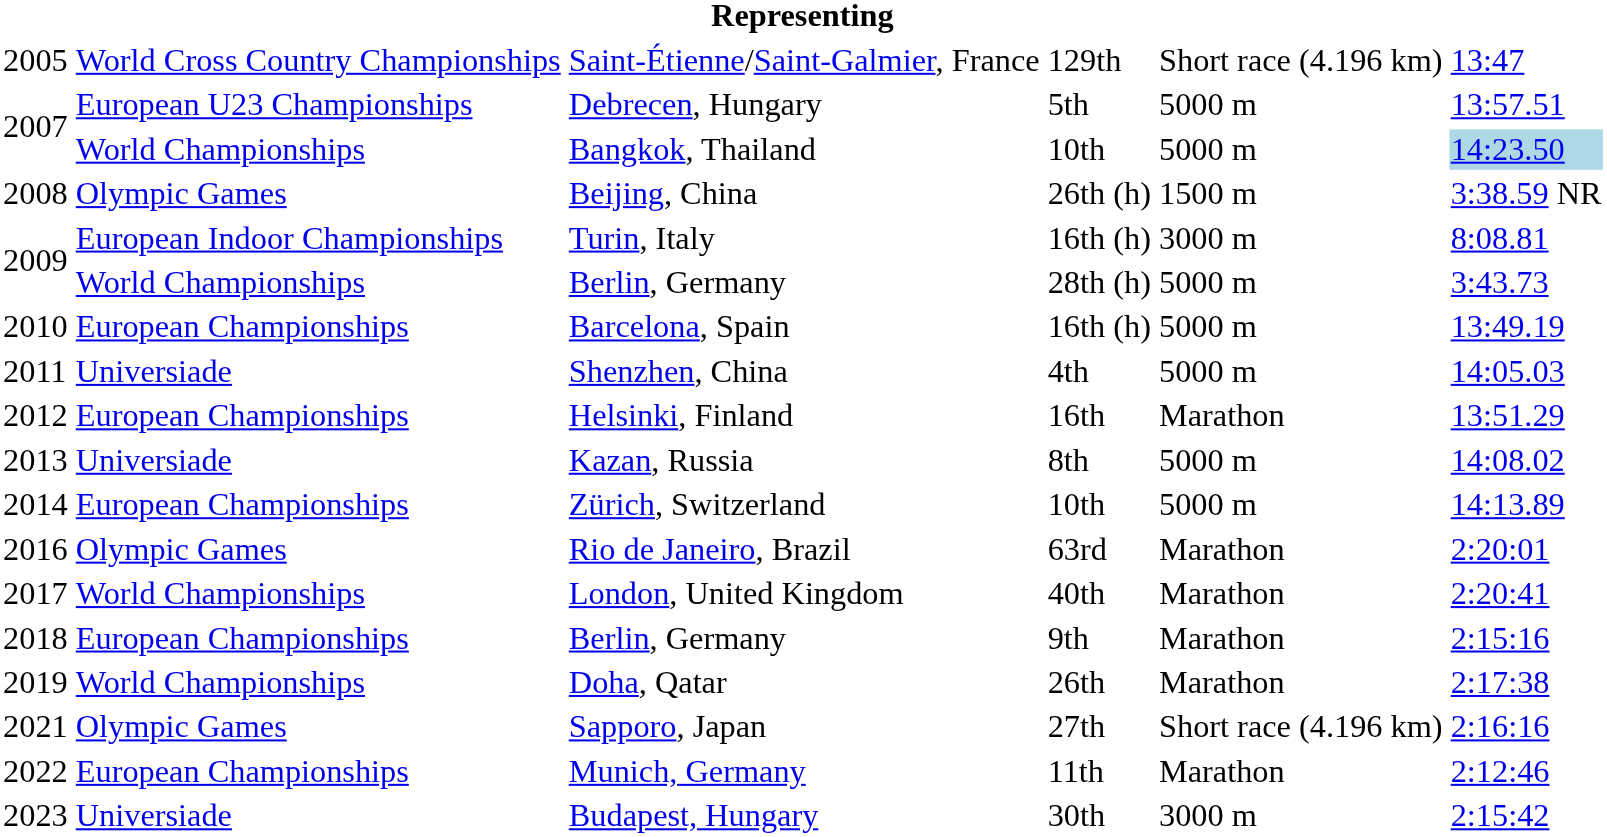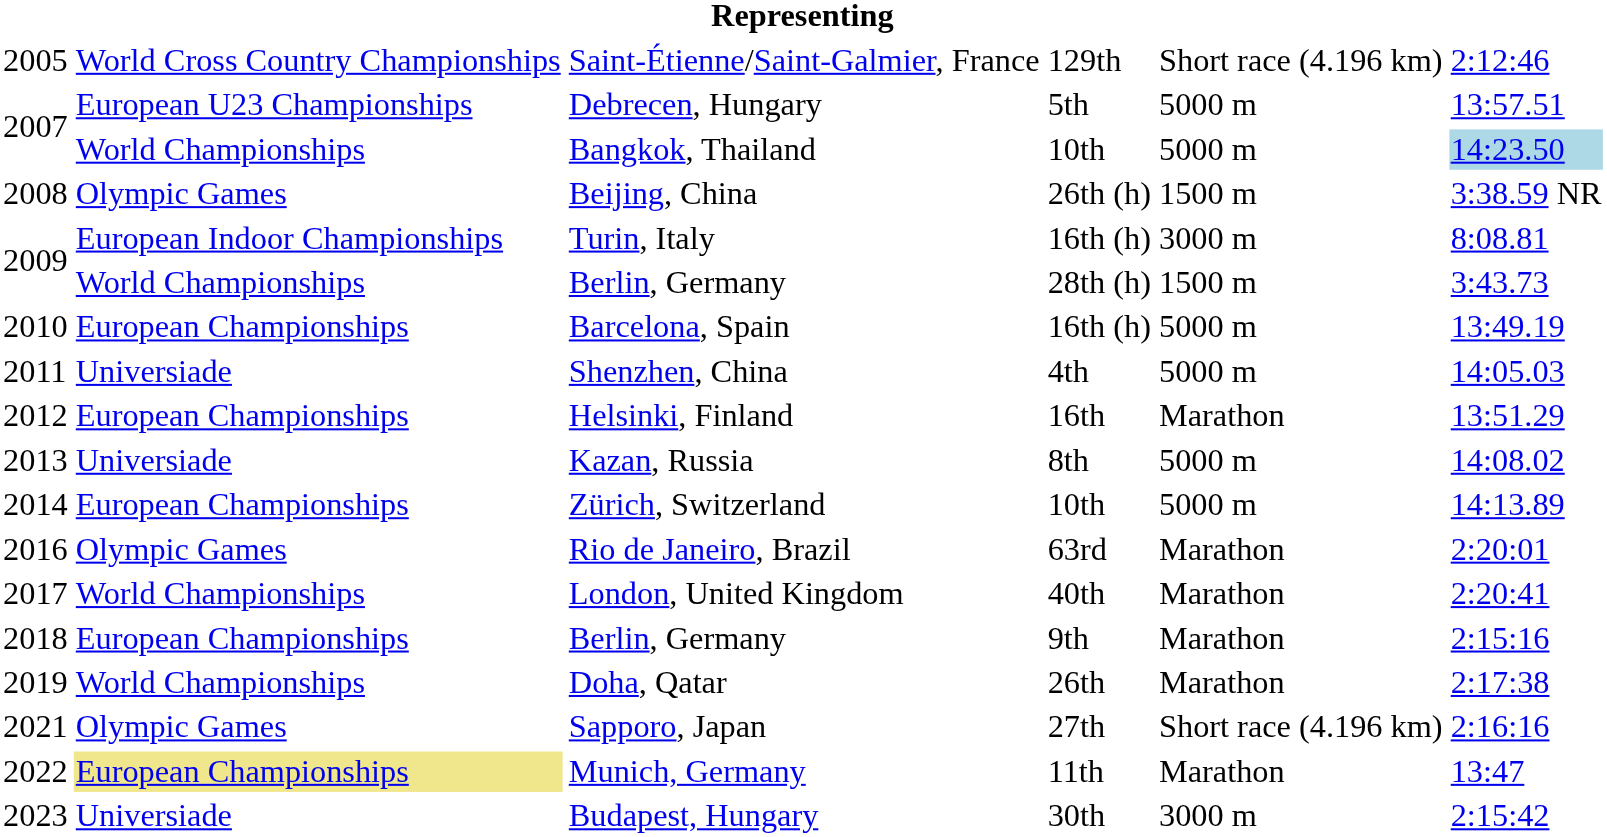(1488, 60) 13:47 -> (1500, 60) 2:12:46
(1208, 282) 5000 m -> (1208, 282) 1500 m
(242, 771) no background -> (242, 771) khaki background
(1500, 771) 2:12:46 -> (1488, 771) 13:47
